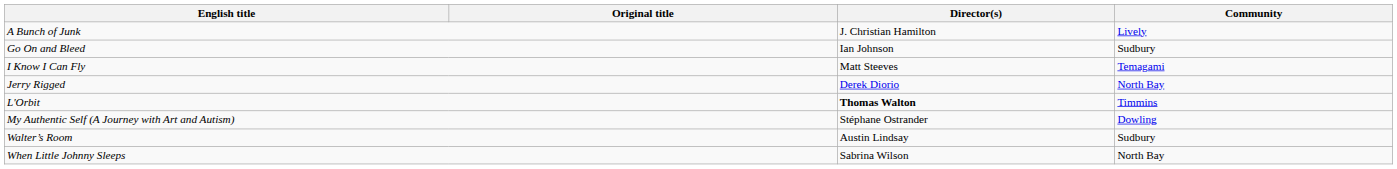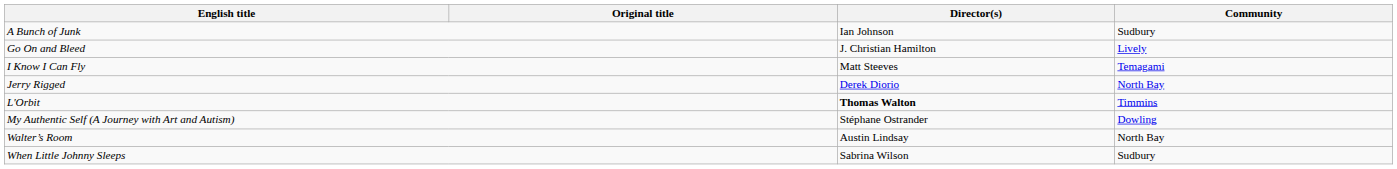(888, 31) J. Christian Hamilton -> (867, 31) Ian Johnson
(1132, 31) Lively -> (1136, 31) Sudbury
(867, 48) Ian Johnson -> (888, 48) J. Christian Hamilton
(1136, 48) Sudbury -> (1132, 48) Lively
(1136, 137) Sudbury -> (1141, 137) North Bay
(1141, 155) North Bay -> (1136, 155) Sudbury
